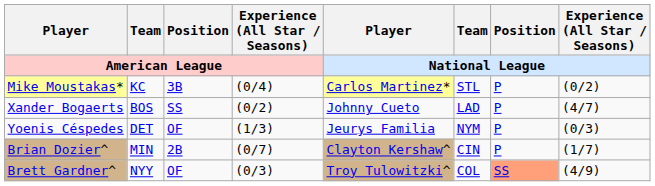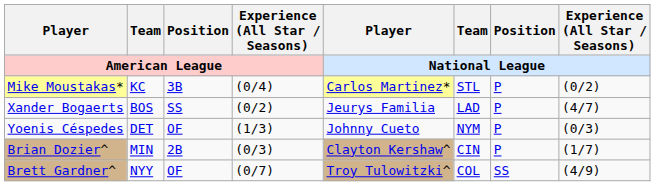(373, 108) Johnny Cueto -> (381, 108) Jeurys Familia
(381, 129) Jeurys Familia -> (373, 129) Johnny Cueto
(255, 150) (0/7) -> (255, 150) (0/3)
(255, 171) (0/3) -> (255, 171) (0/7)
(502, 171) lightsalmon background -> (502, 171) no background
